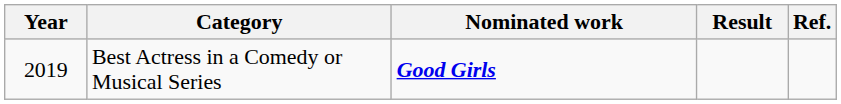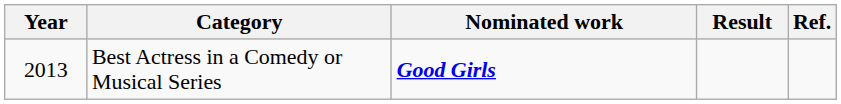(46, 68) 2019 -> (46, 68) 2013
